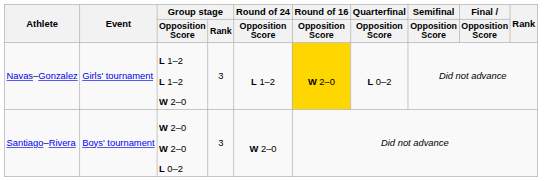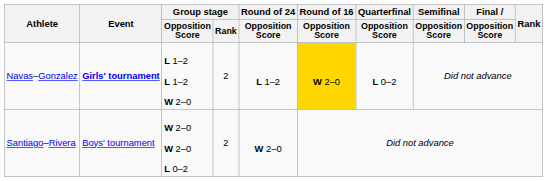(118, 77) normal -> (121, 77) bold
(221, 77) 3 -> (226, 77) 2
(221, 143) 3 -> (226, 143) 2
